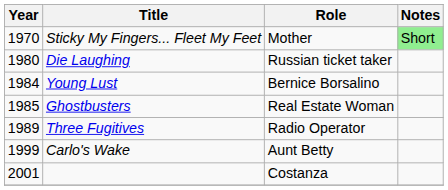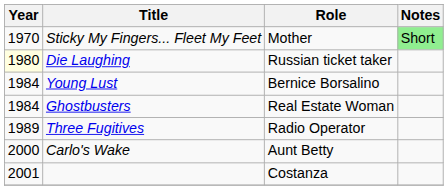(24, 60) no background -> (24, 60) lightyellow background
(24, 106) 1985 -> (24, 106) 1984
(24, 151) 1999 -> (24, 151) 2000
